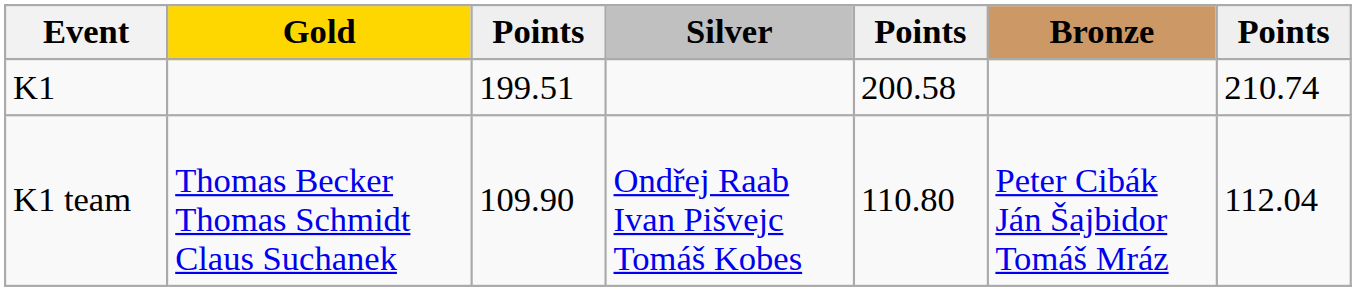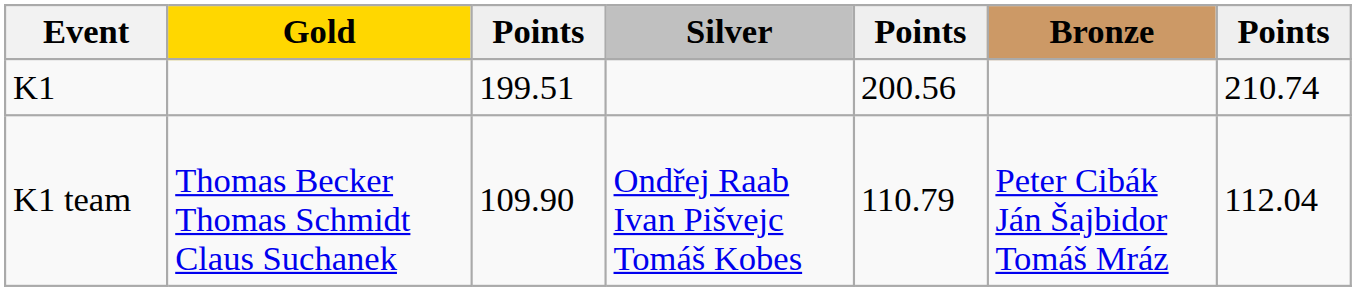(909, 86) 200.58 -> (909, 86) 200.56
(908, 199) 110.80 -> (908, 199) 110.79
